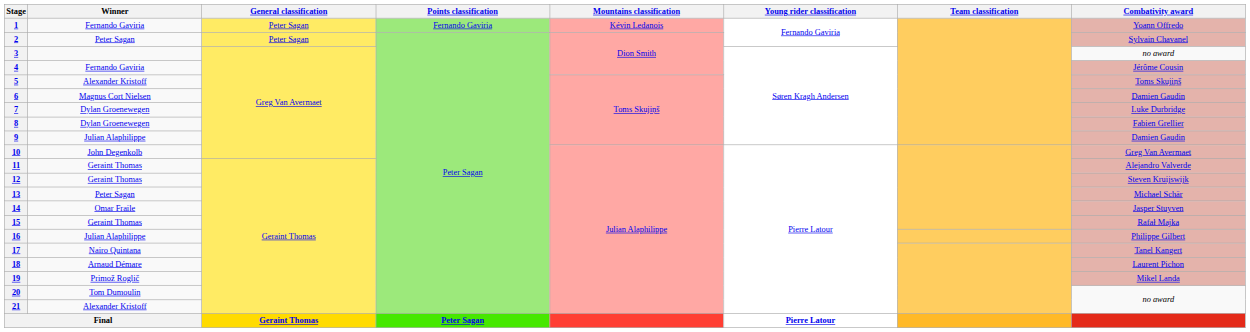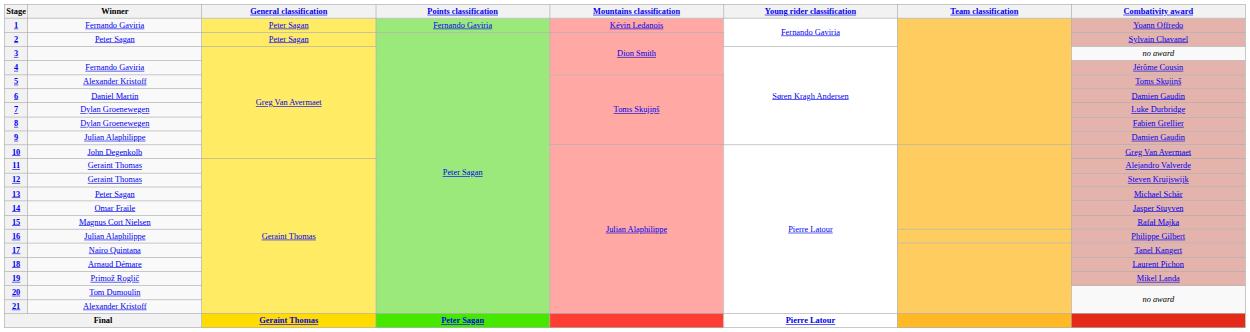(115, 96) Magnus Cort Nielsen -> (115, 96) Daniel Martin
(115, 222) Geraint Thomas -> (115, 222) Magnus Cort Nielsen
